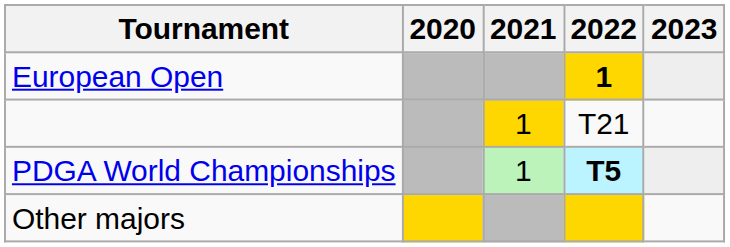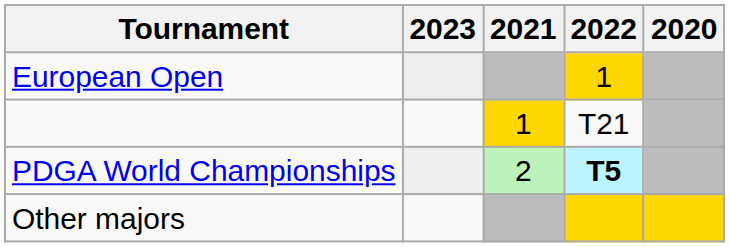columns swapped: (443, 29) <-> (684, 29)
(604, 76) bold -> (604, 76) normal
(523, 171) 1 -> (523, 171) 2
